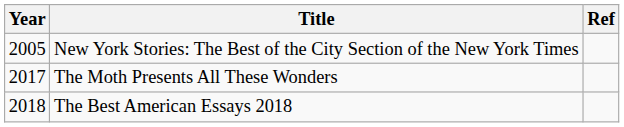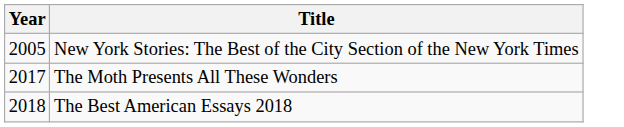- column: (601, 19)
